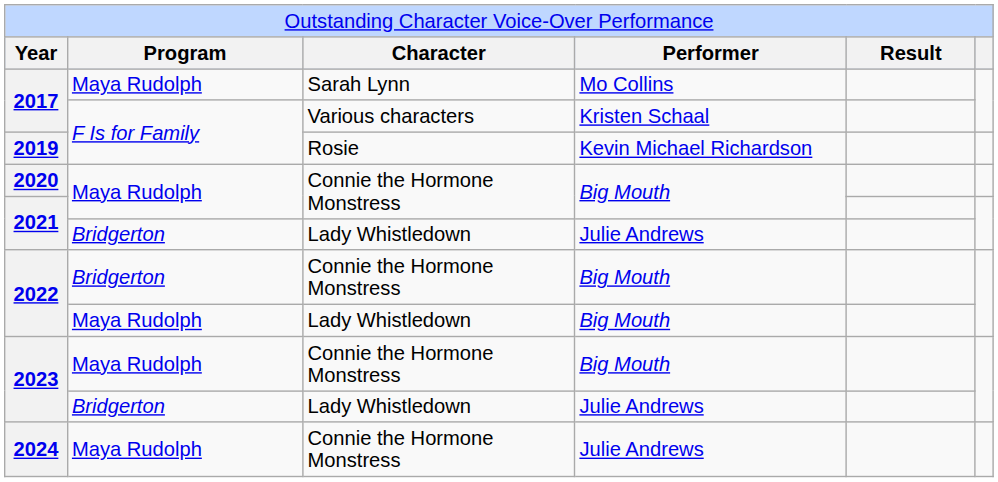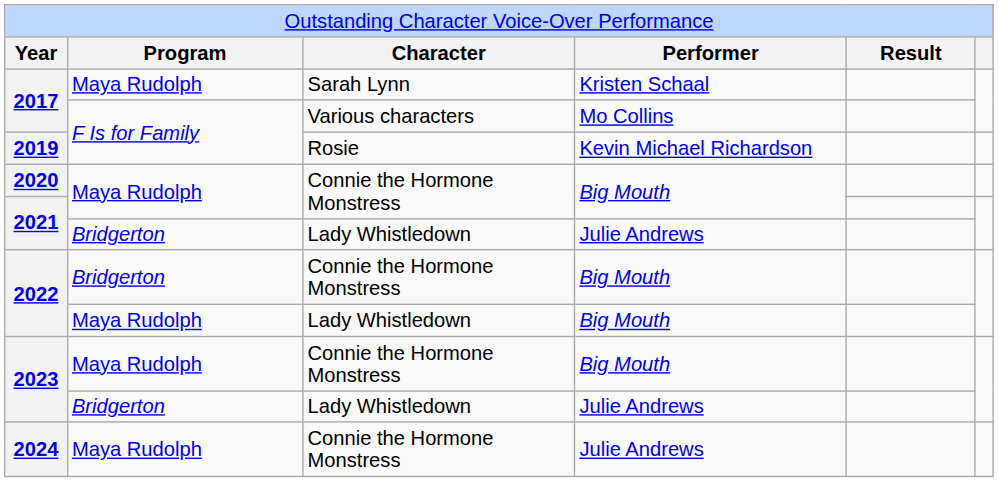(626, 85) Mo Collins -> (644, 85) Kristen Schaal
(644, 117) Kristen Schaal -> (626, 117) Mo Collins
